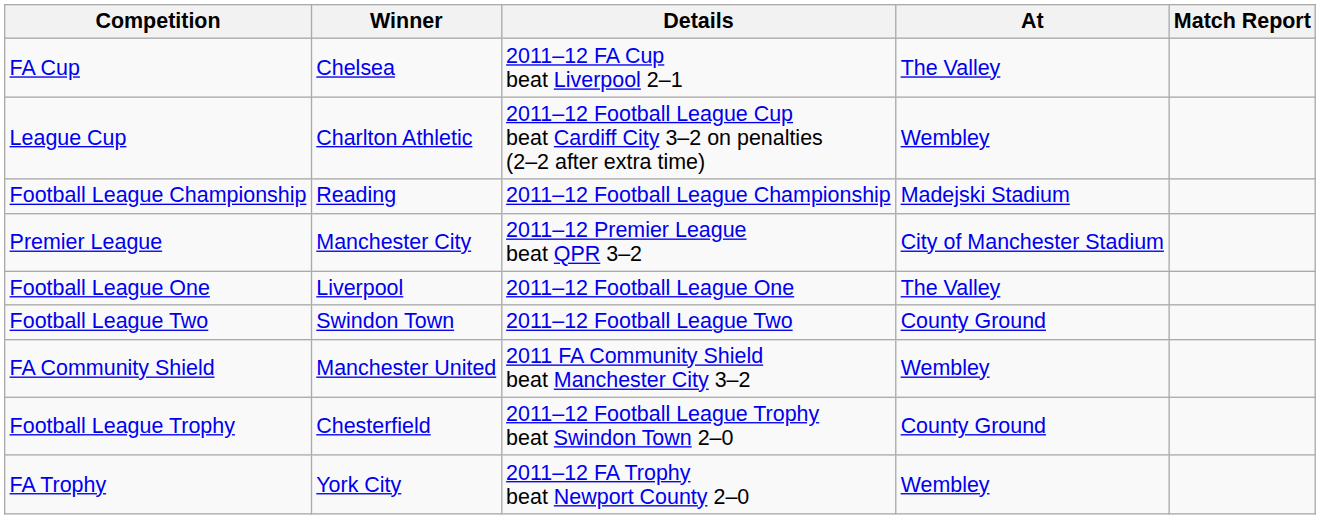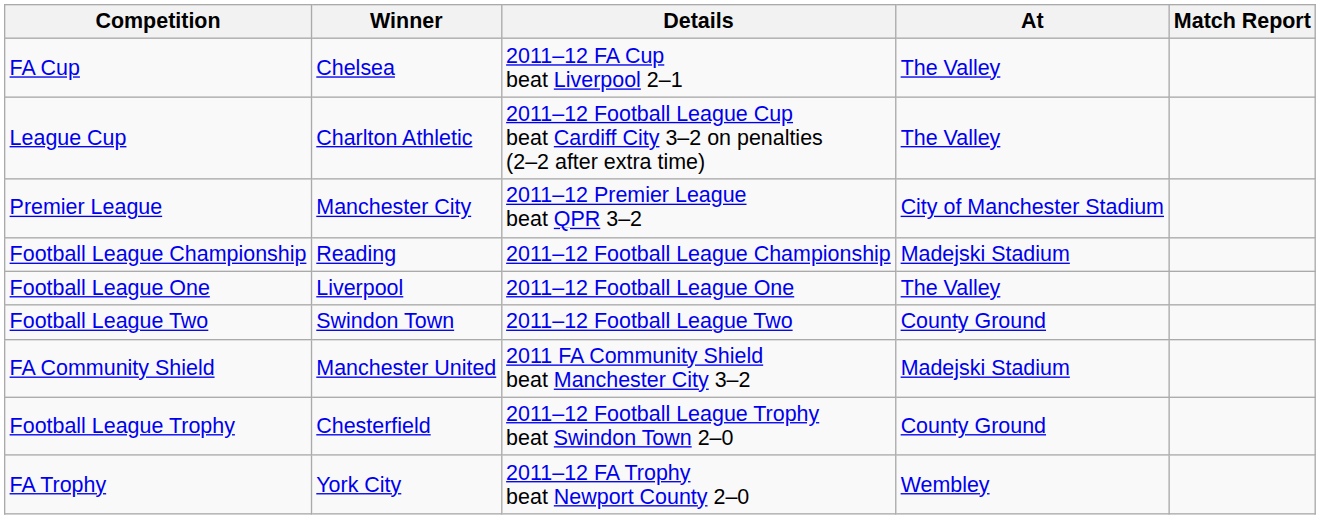(945, 137) Wembley -> (950, 137) The Valley
rows swapped: (86, 241) <-> (158, 195)
(945, 368) Wembley -> (985, 368) Madejski Stadium
